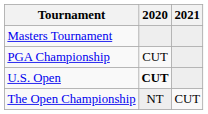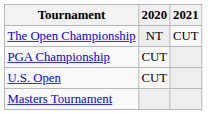rows swapped: (60, 36) <-> (72, 99)
(155, 78) bold -> (154, 78) normal
